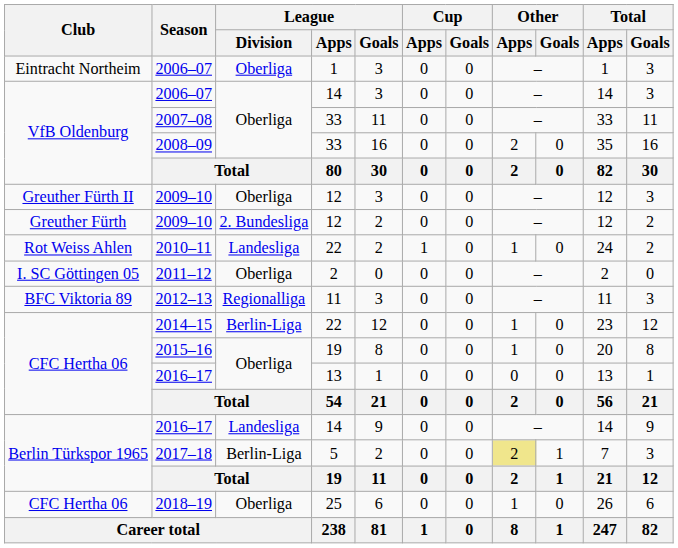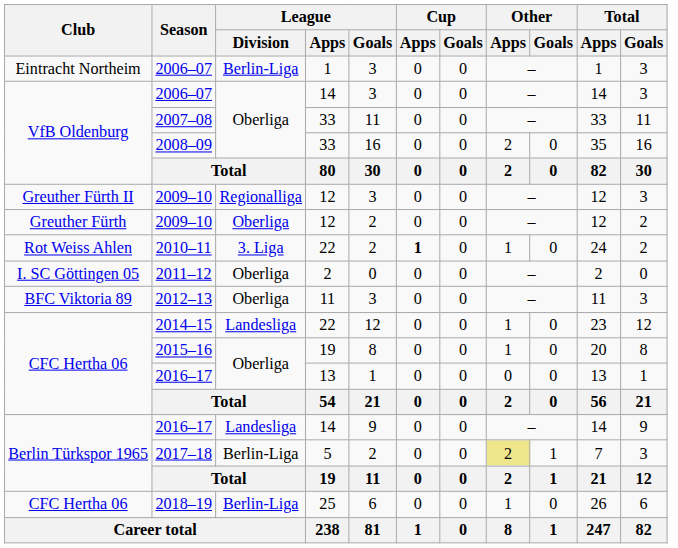(264, 68) Oberliga -> (261, 68) Berlin-Liga
(264, 196) Oberliga -> (261, 196) Regionalliga
(264, 222) 2. Bundesliga -> (261, 222) Oberliga
(264, 247) Landesliga -> (261, 247) 3. Liga
(424, 247) normal -> (418, 247) bold
(264, 299) Regionalliga -> (261, 299) Oberliga
(264, 324) Berlin-Liga -> (261, 324) Landesliga
(264, 504) Oberliga -> (261, 504) Berlin-Liga
